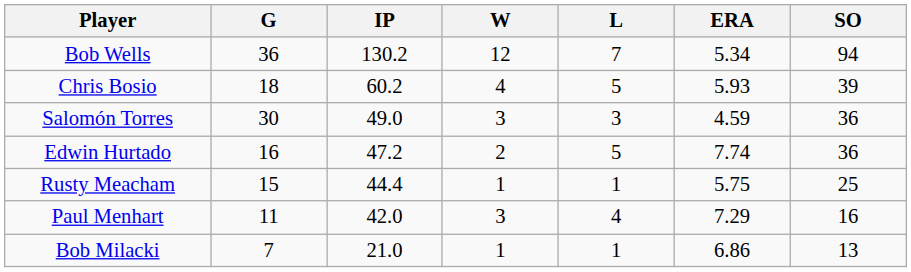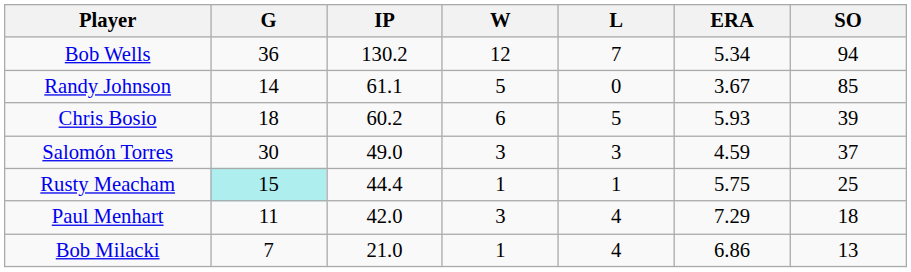+ row: (108, 86)
(500, 86) 4 -> (500, 119) 6
(848, 119) 36 -> (848, 151) 37
- row: (108, 151)
(269, 184) no background -> (269, 184) paleturquoise background
(848, 217) 16 -> (848, 217) 18
(616, 250) 1 -> (616, 250) 4
